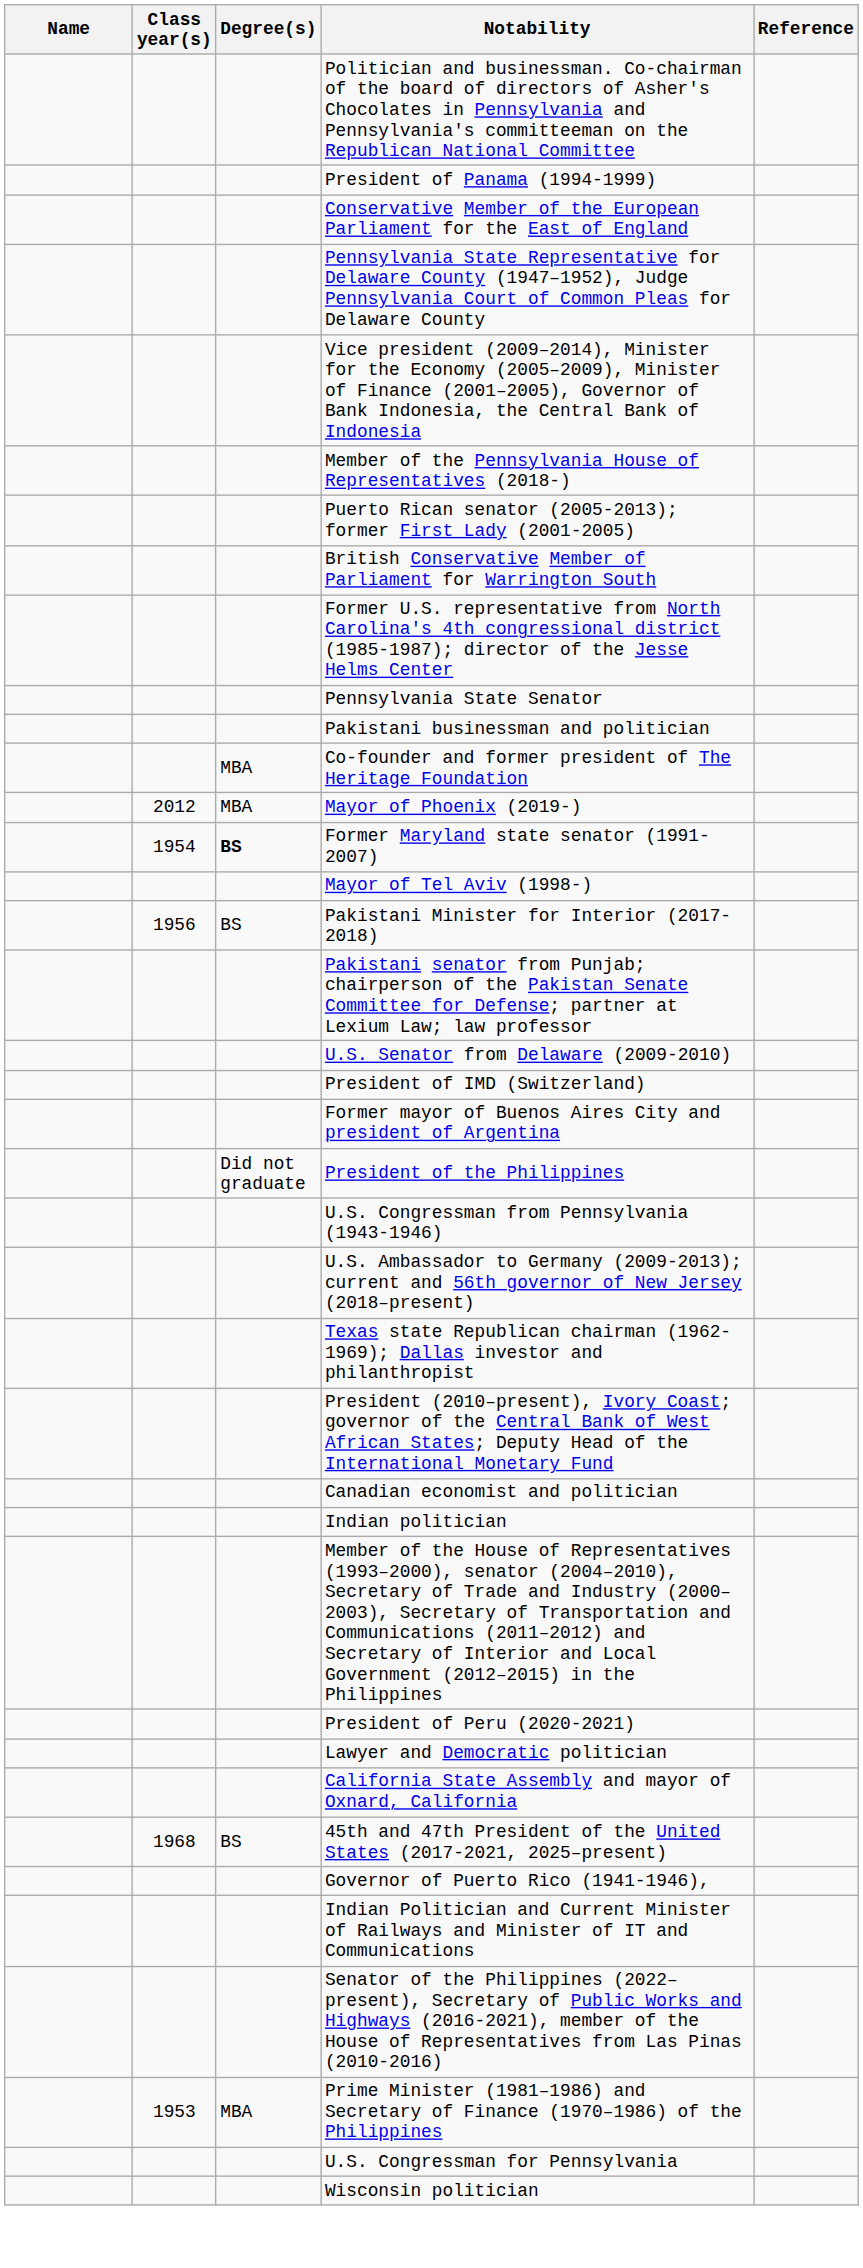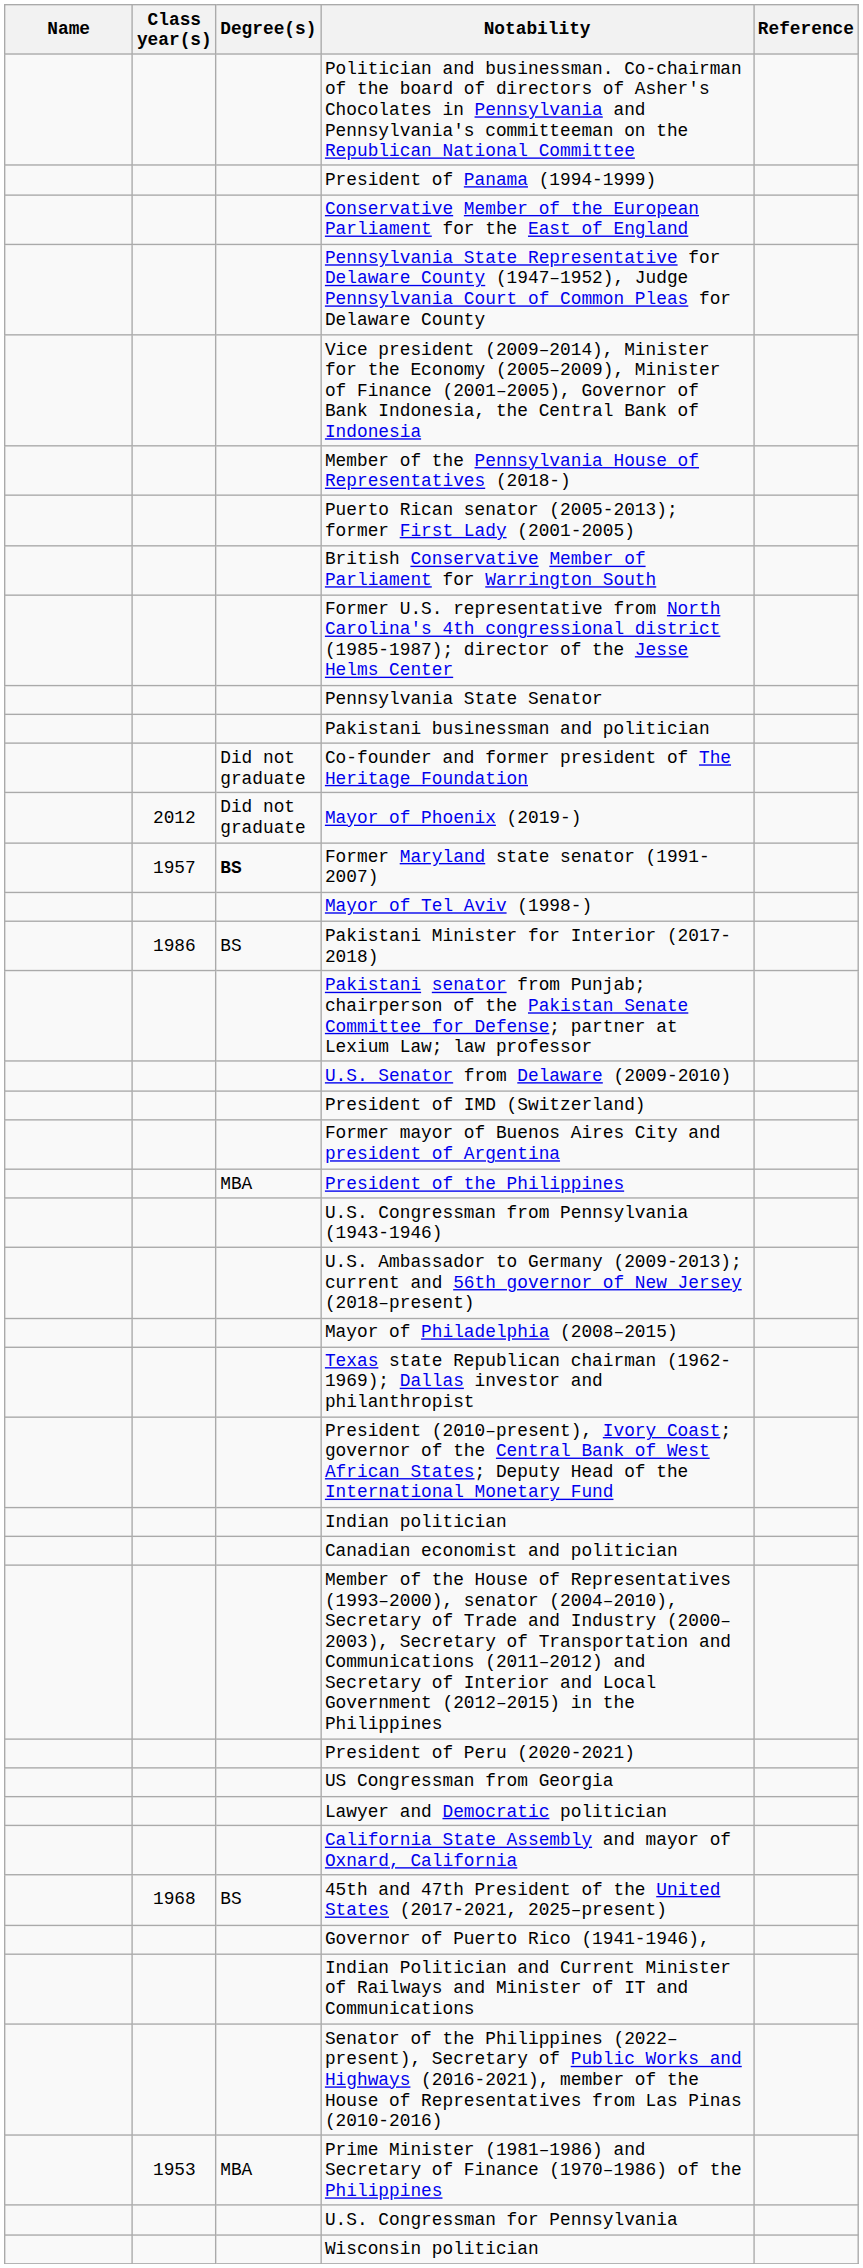(236, 768) MBA -> (263, 768) Did not graduate
(236, 808) MBA -> (263, 818) Did not graduate
(174, 847) 1954 -> (174, 867) 1957
(174, 925) 1956 -> (174, 946) 1986
(263, 1173) Did not graduate -> (236, 1184) MBA
+ row: (501, 1332)
rows swapped: (501, 1493) <-> (416, 1522)
+ row: (469, 1782)
